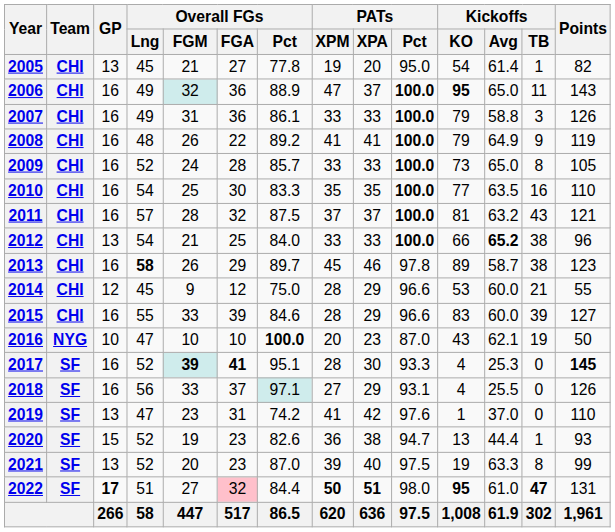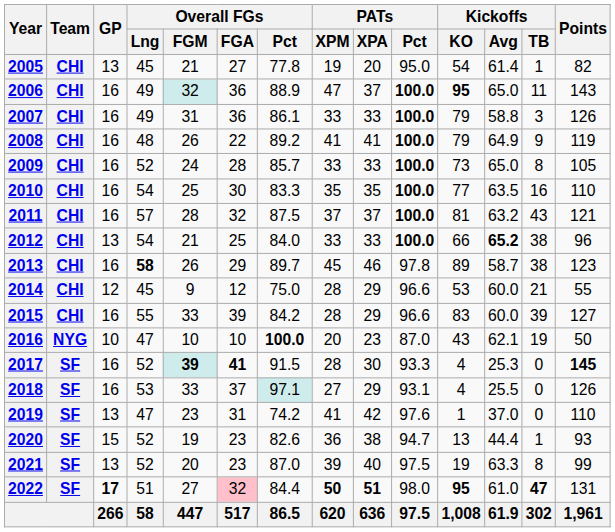(285, 315) 84.6 -> (285, 315) 84.2
(285, 365) 95.1 -> (285, 365) 91.5
(145, 389) 56 -> (145, 389) 53
